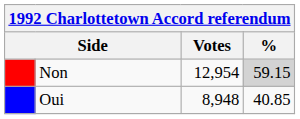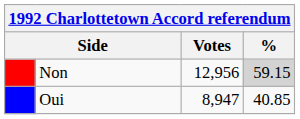(216, 72) 12,954 -> (216, 72) 12,956
(221, 100) 8,948 -> (221, 100) 8,947
